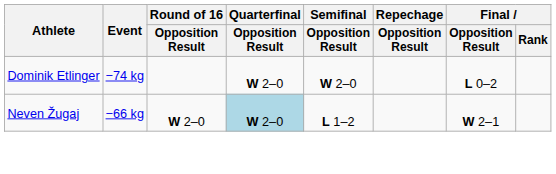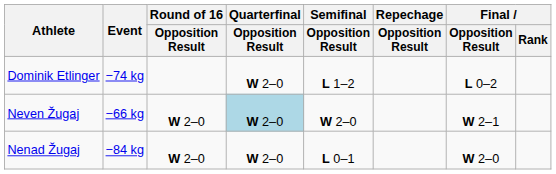(338, 84) W 2–0 -> (338, 84) L 1–2
(338, 122) L 1–2 -> (338, 122) W 2–0
+ row: (44, 151)
